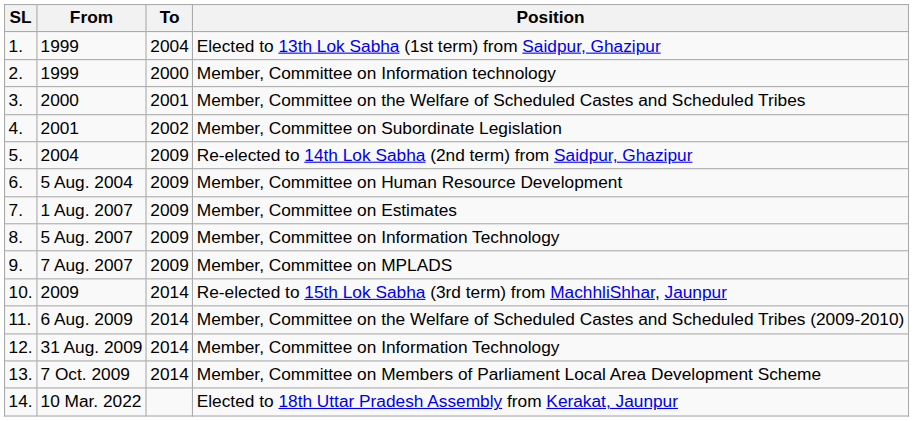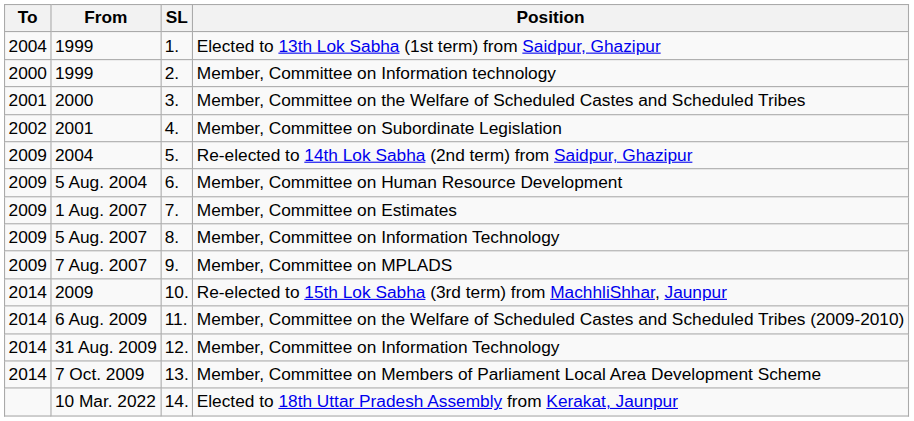columns swapped: (21, 18) <-> (170, 18)
